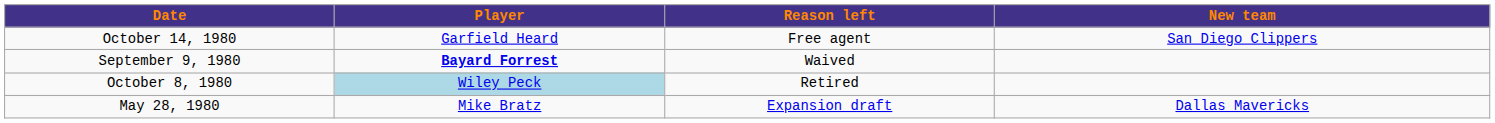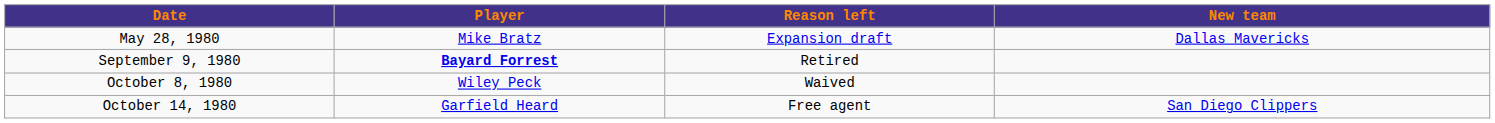rows swapped: (170, 107) <-> (170, 39)
(830, 61) Waived -> (830, 61) Retired
(500, 84) lightblue background -> (500, 84) no background
(830, 84) Retired -> (830, 84) Waived
